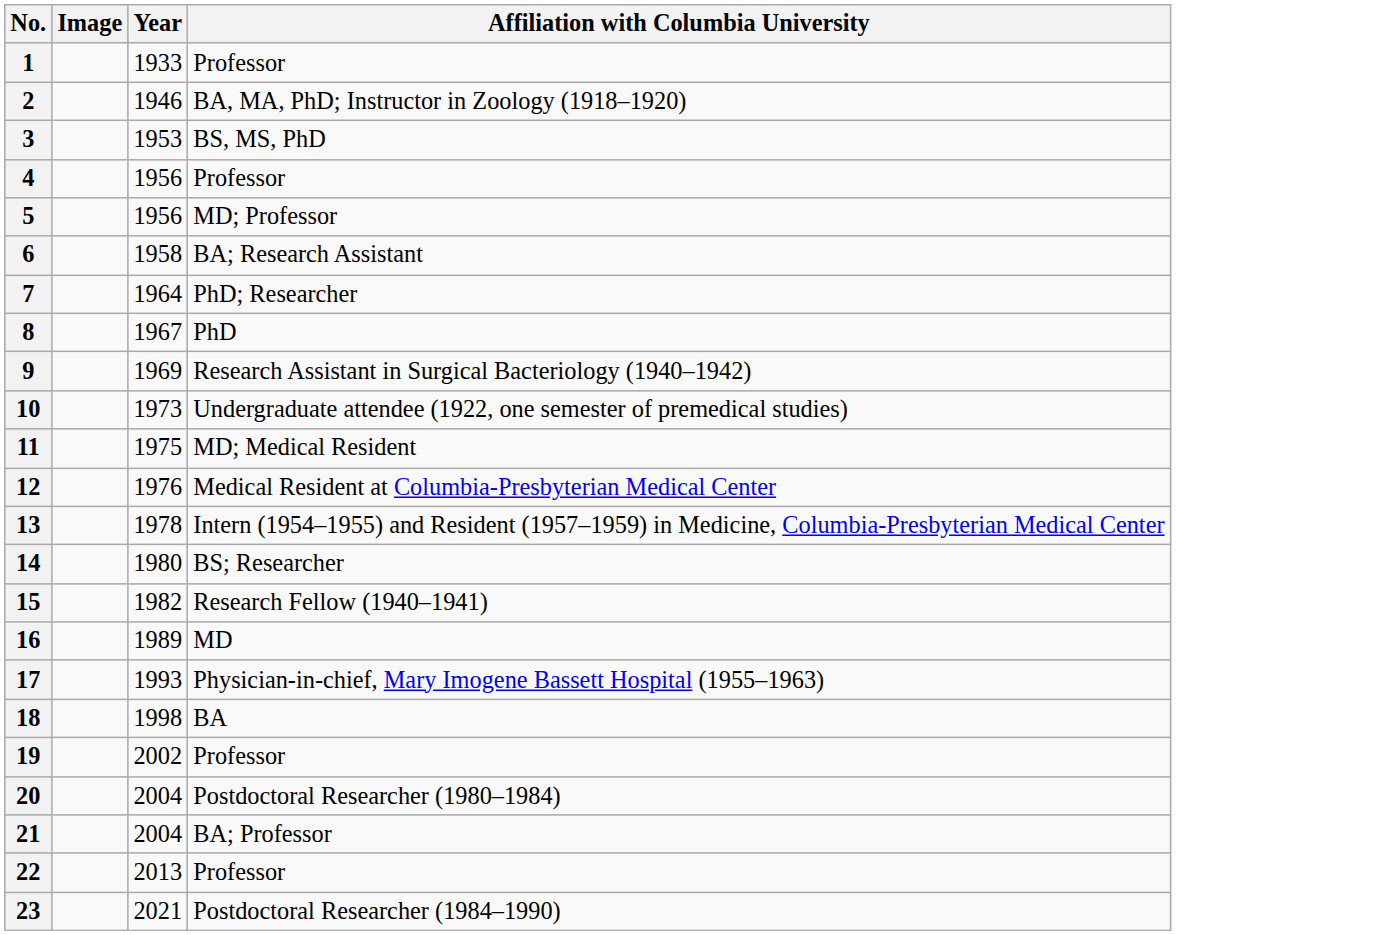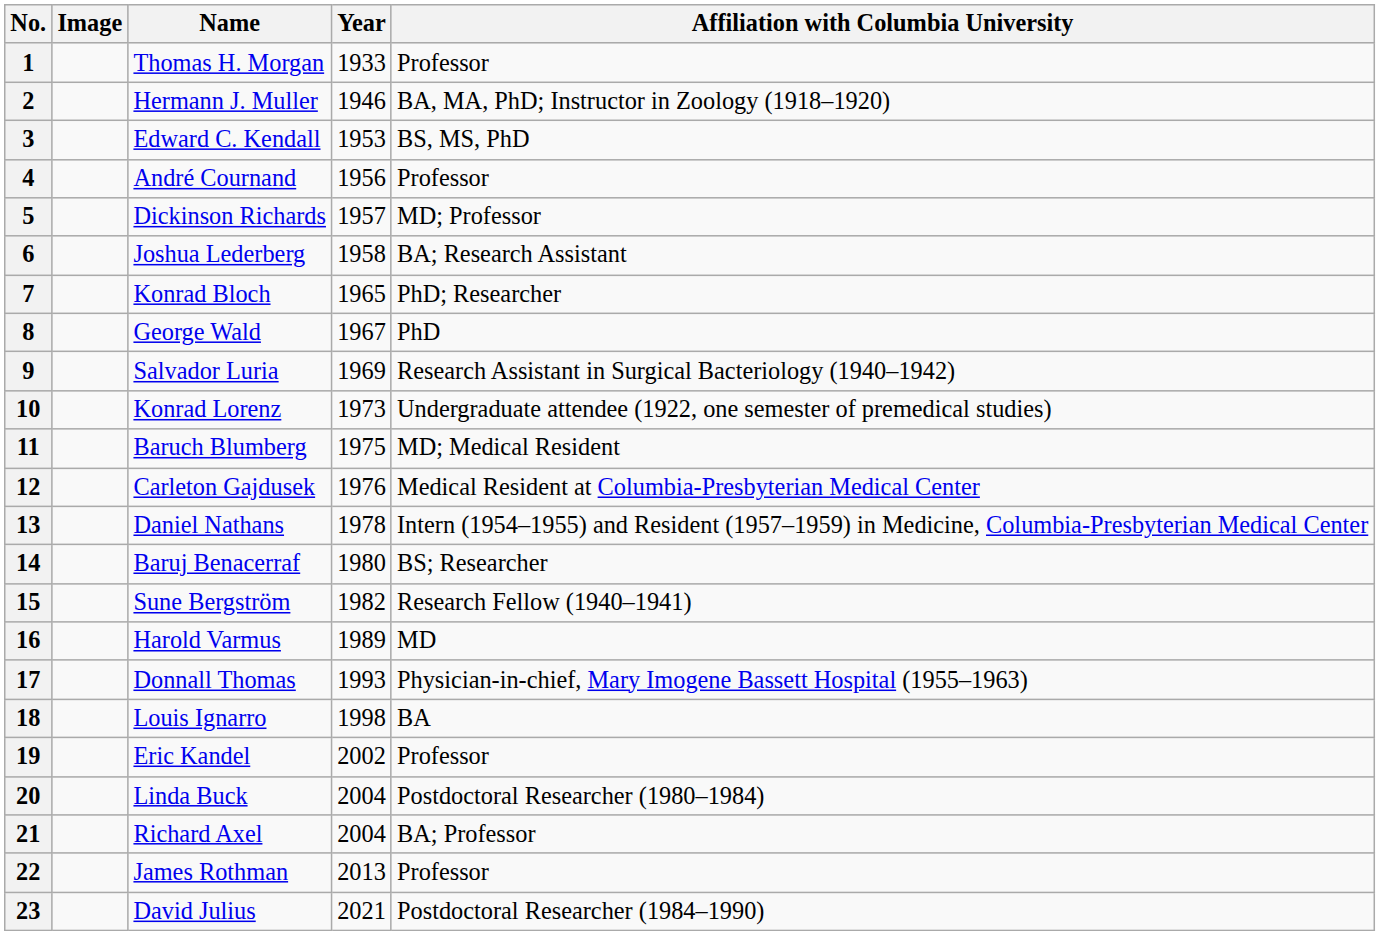+ column: (230, 23)
(158, 216) 1956 -> (361, 216) 1957
(158, 293) 1964 -> (361, 293) 1965
